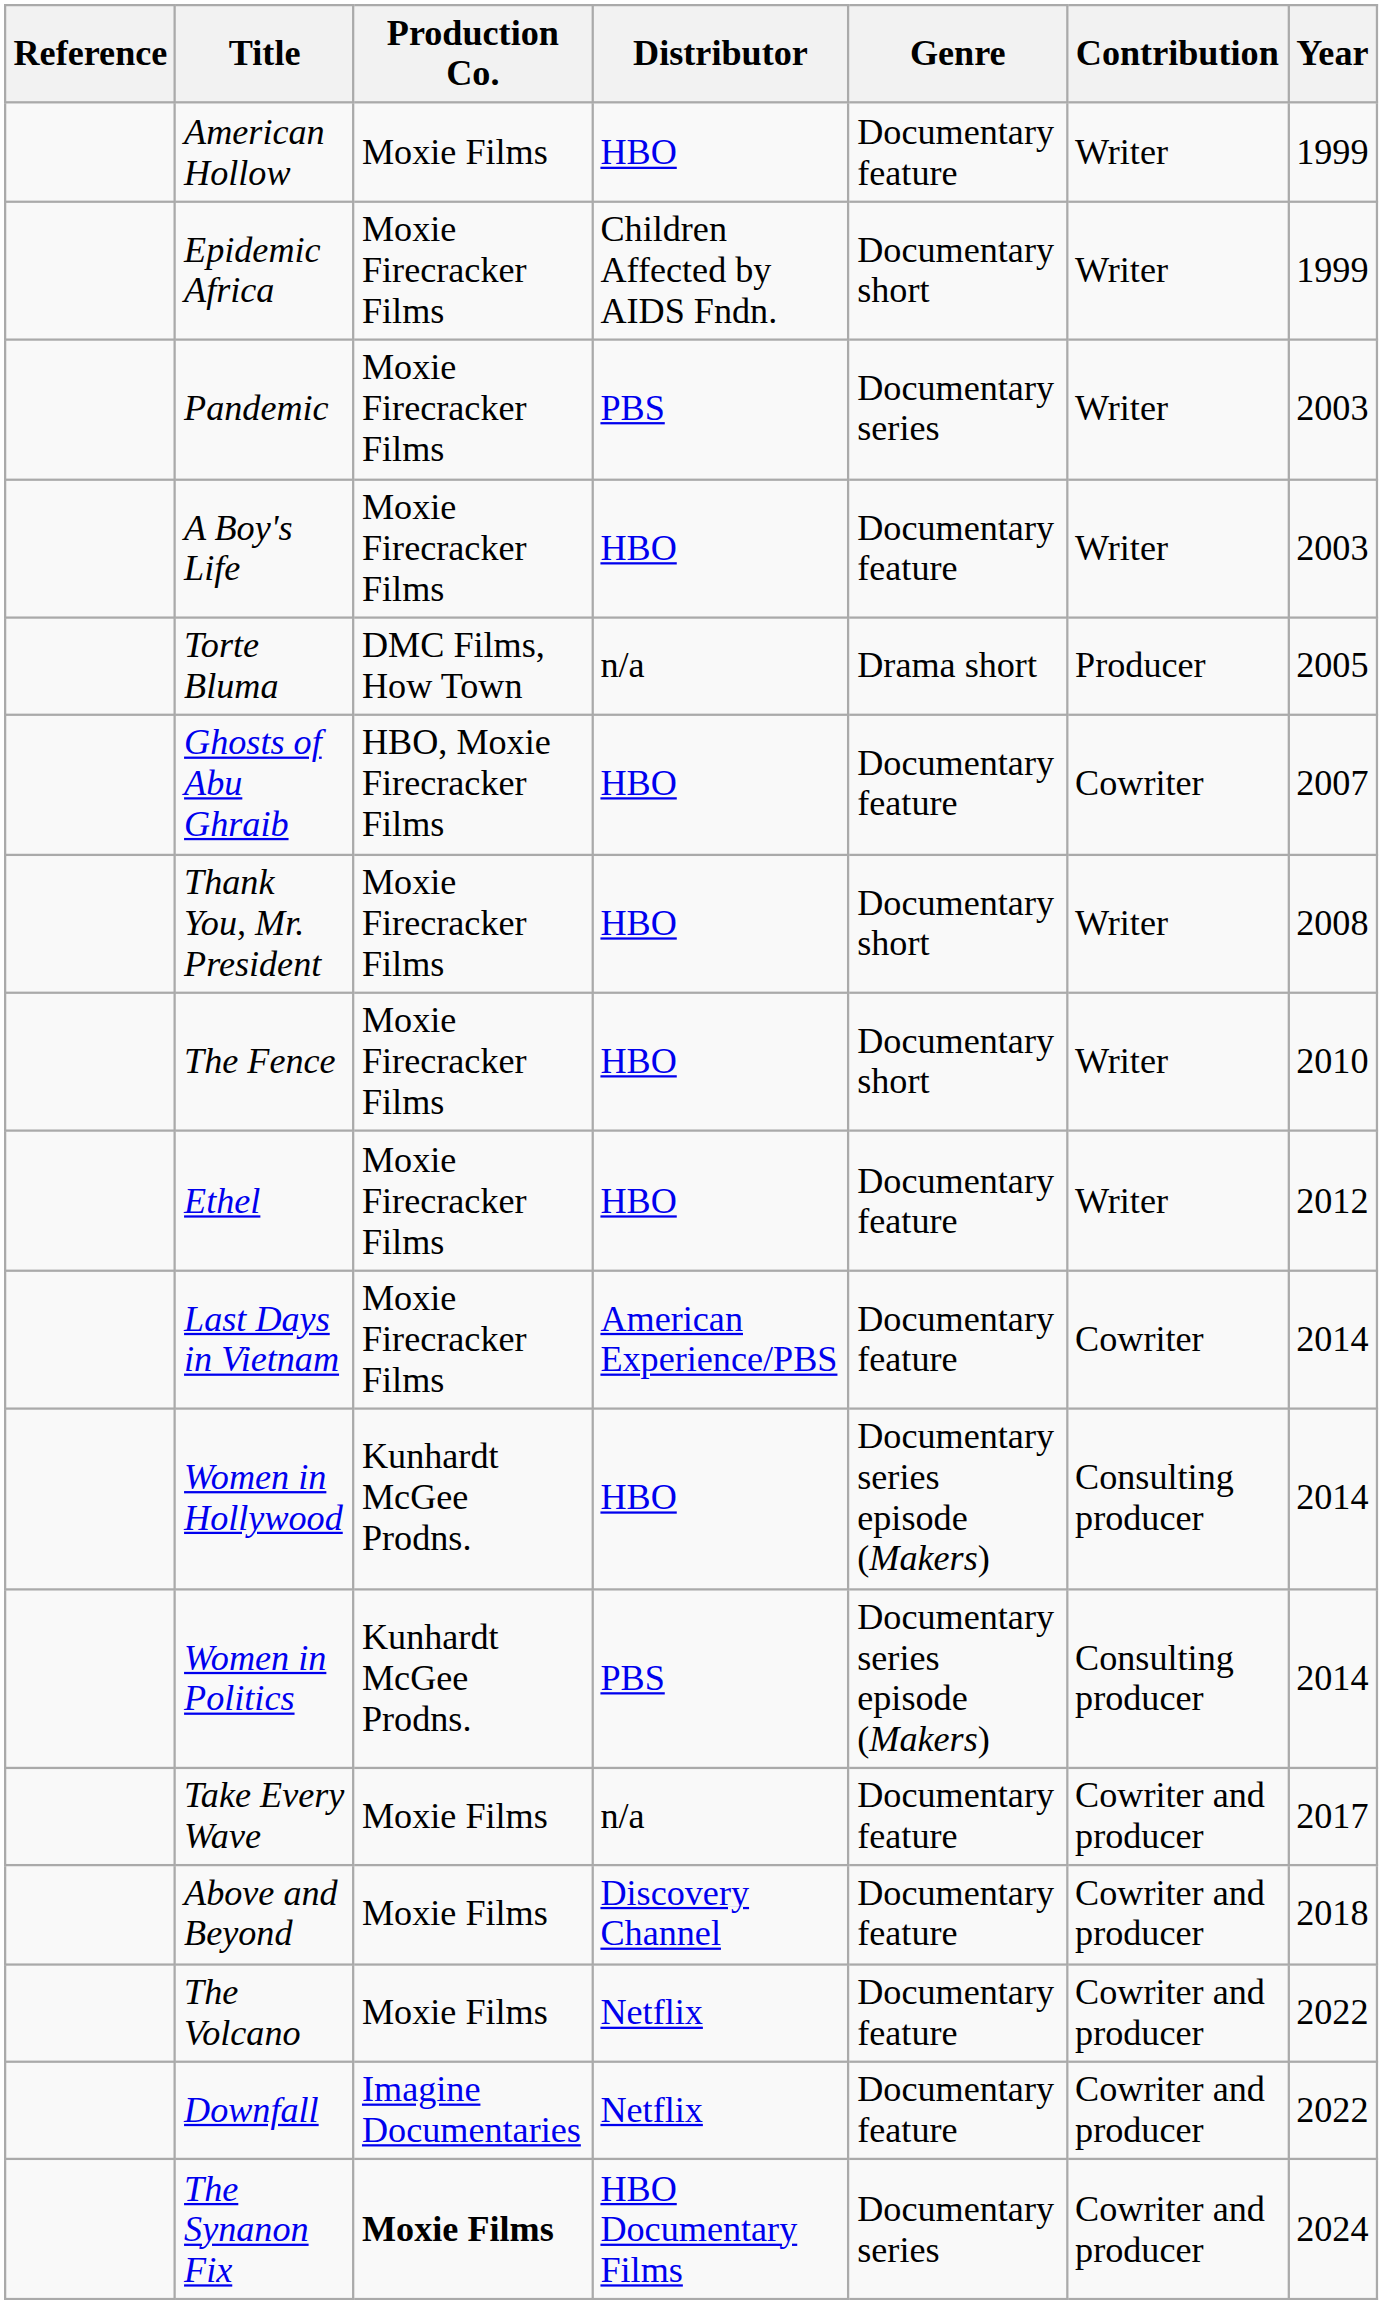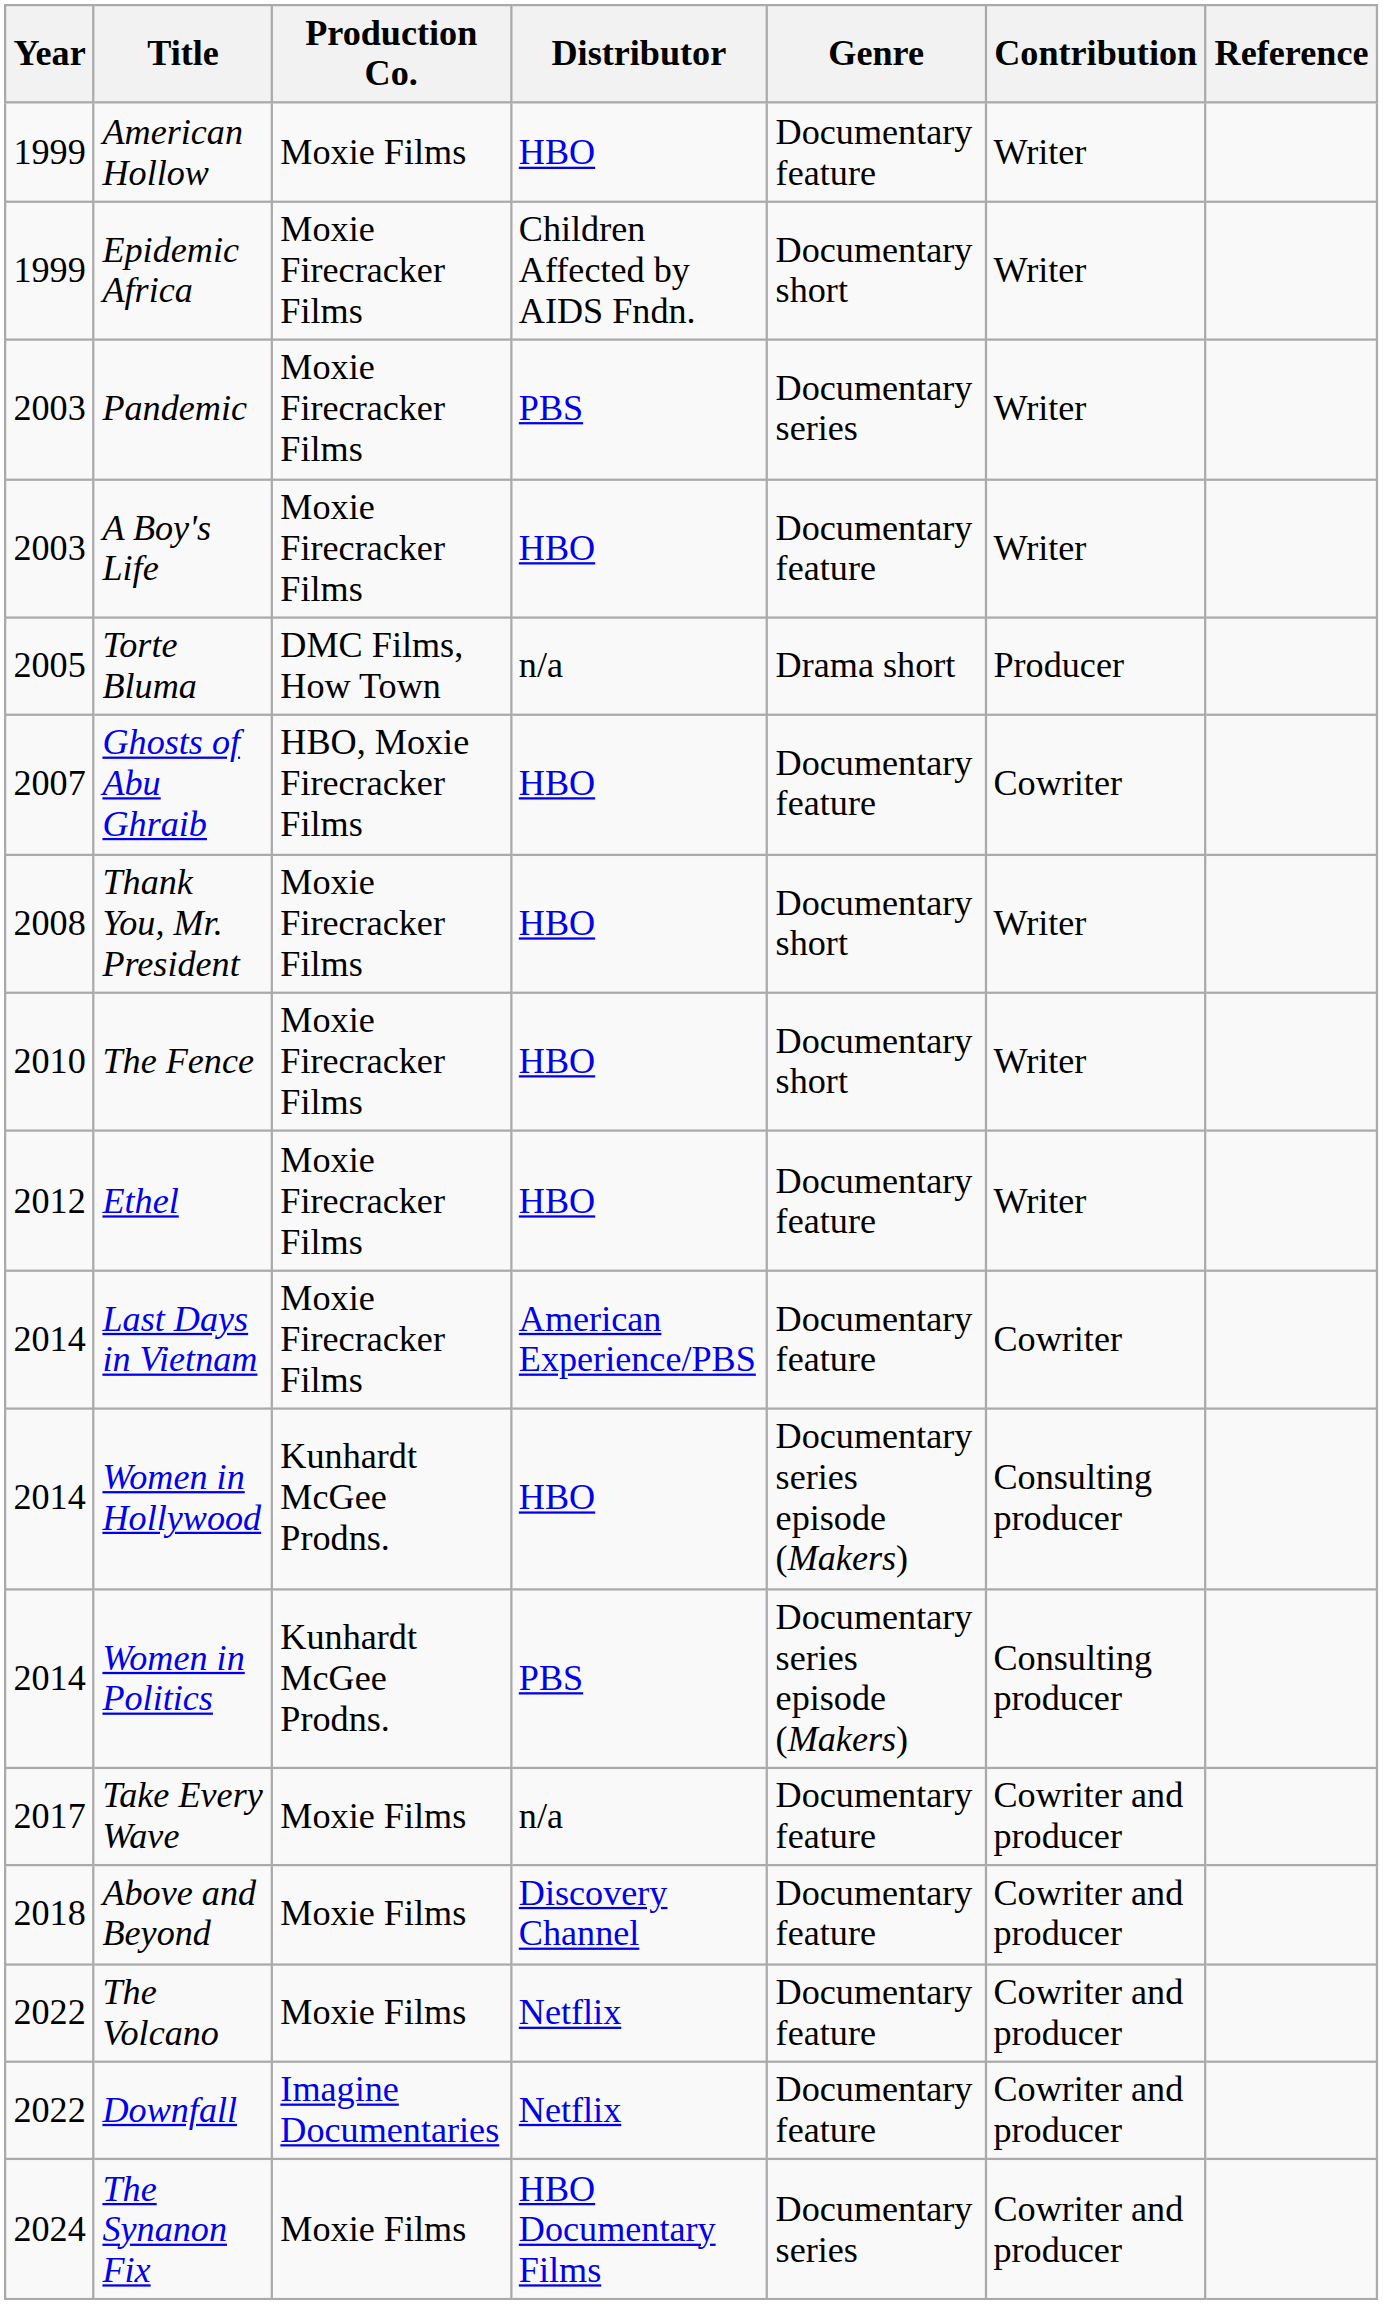columns swapped: (1332, 53) <-> (90, 53)
(458, 2228) bold -> (373, 2228) normal
